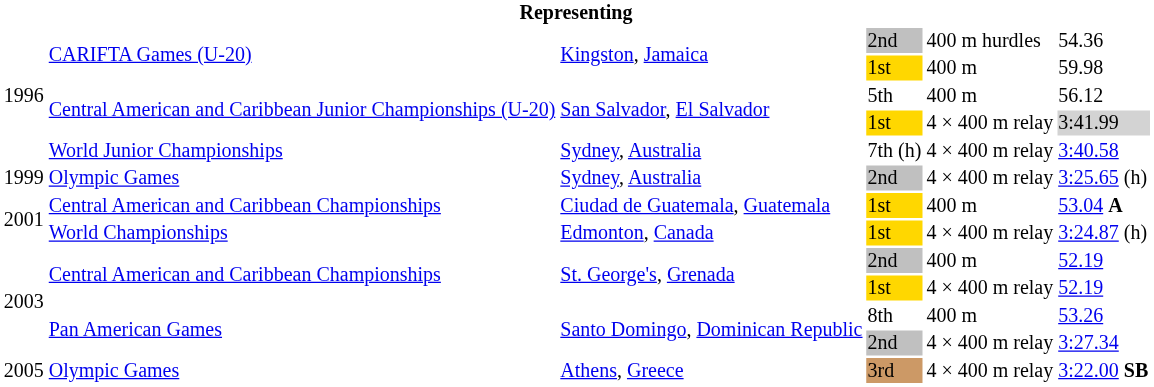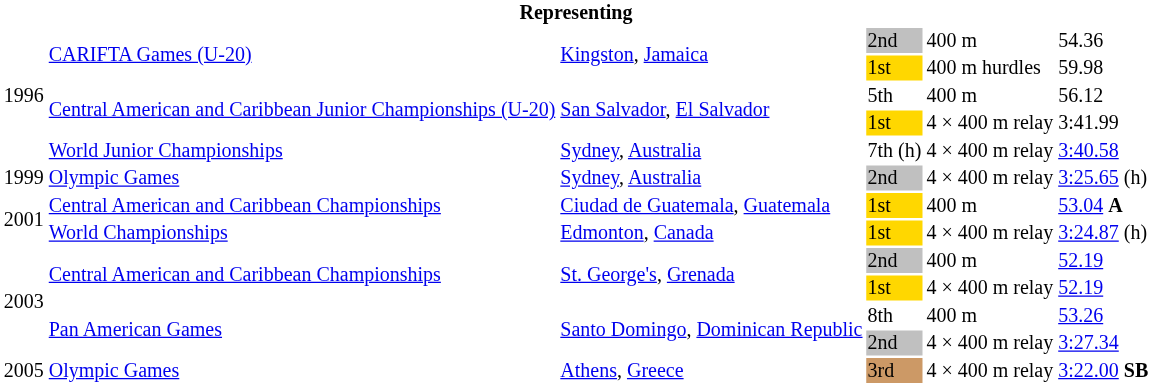(984, 40) 400 m hurdles -> (952, 40) 400 m
(952, 67) 400 m -> (984, 67) 400 m hurdles
(1088, 122) lightgrey background -> (1088, 122) no background
